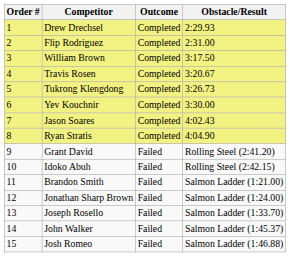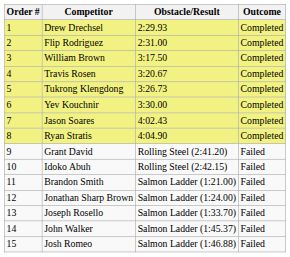columns swapped: (159, 12) <-> (234, 12)
